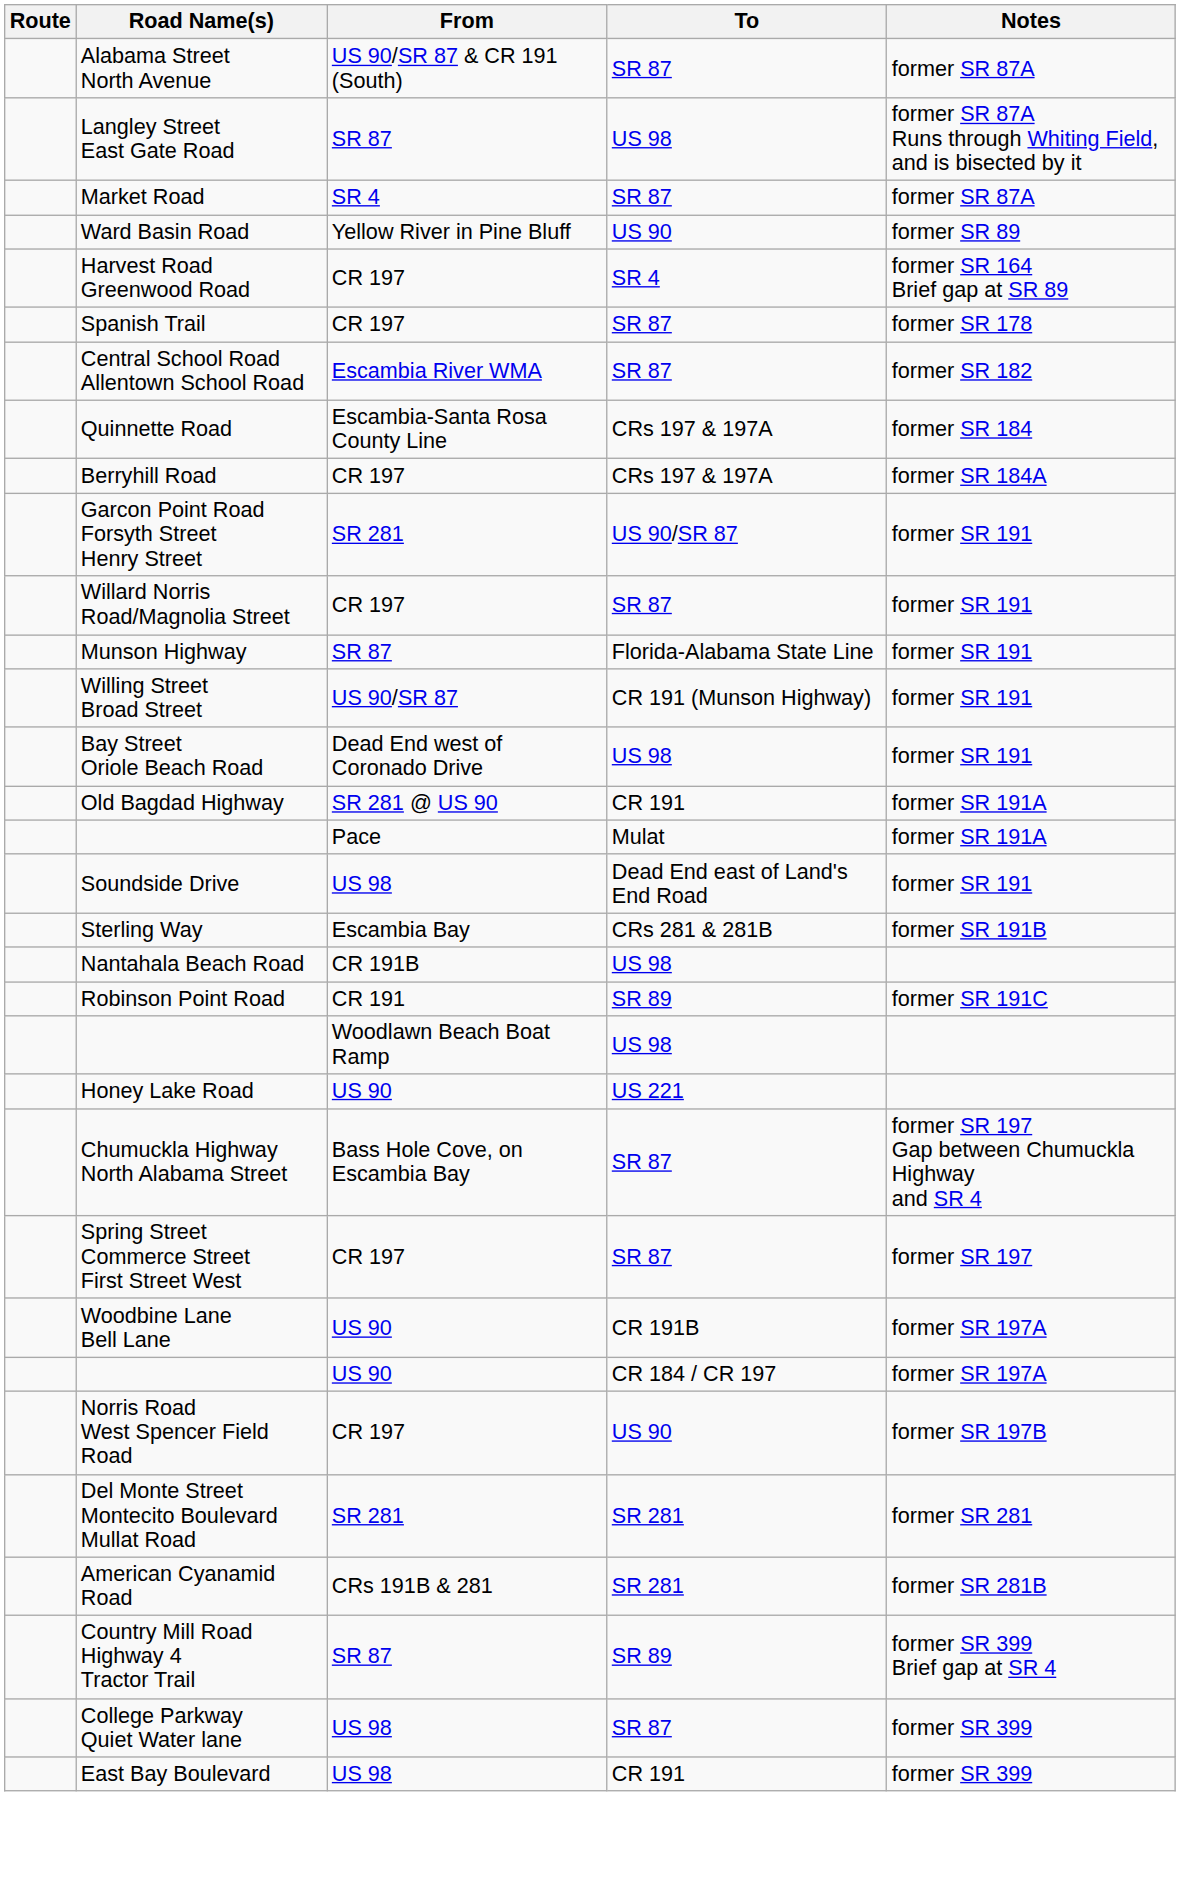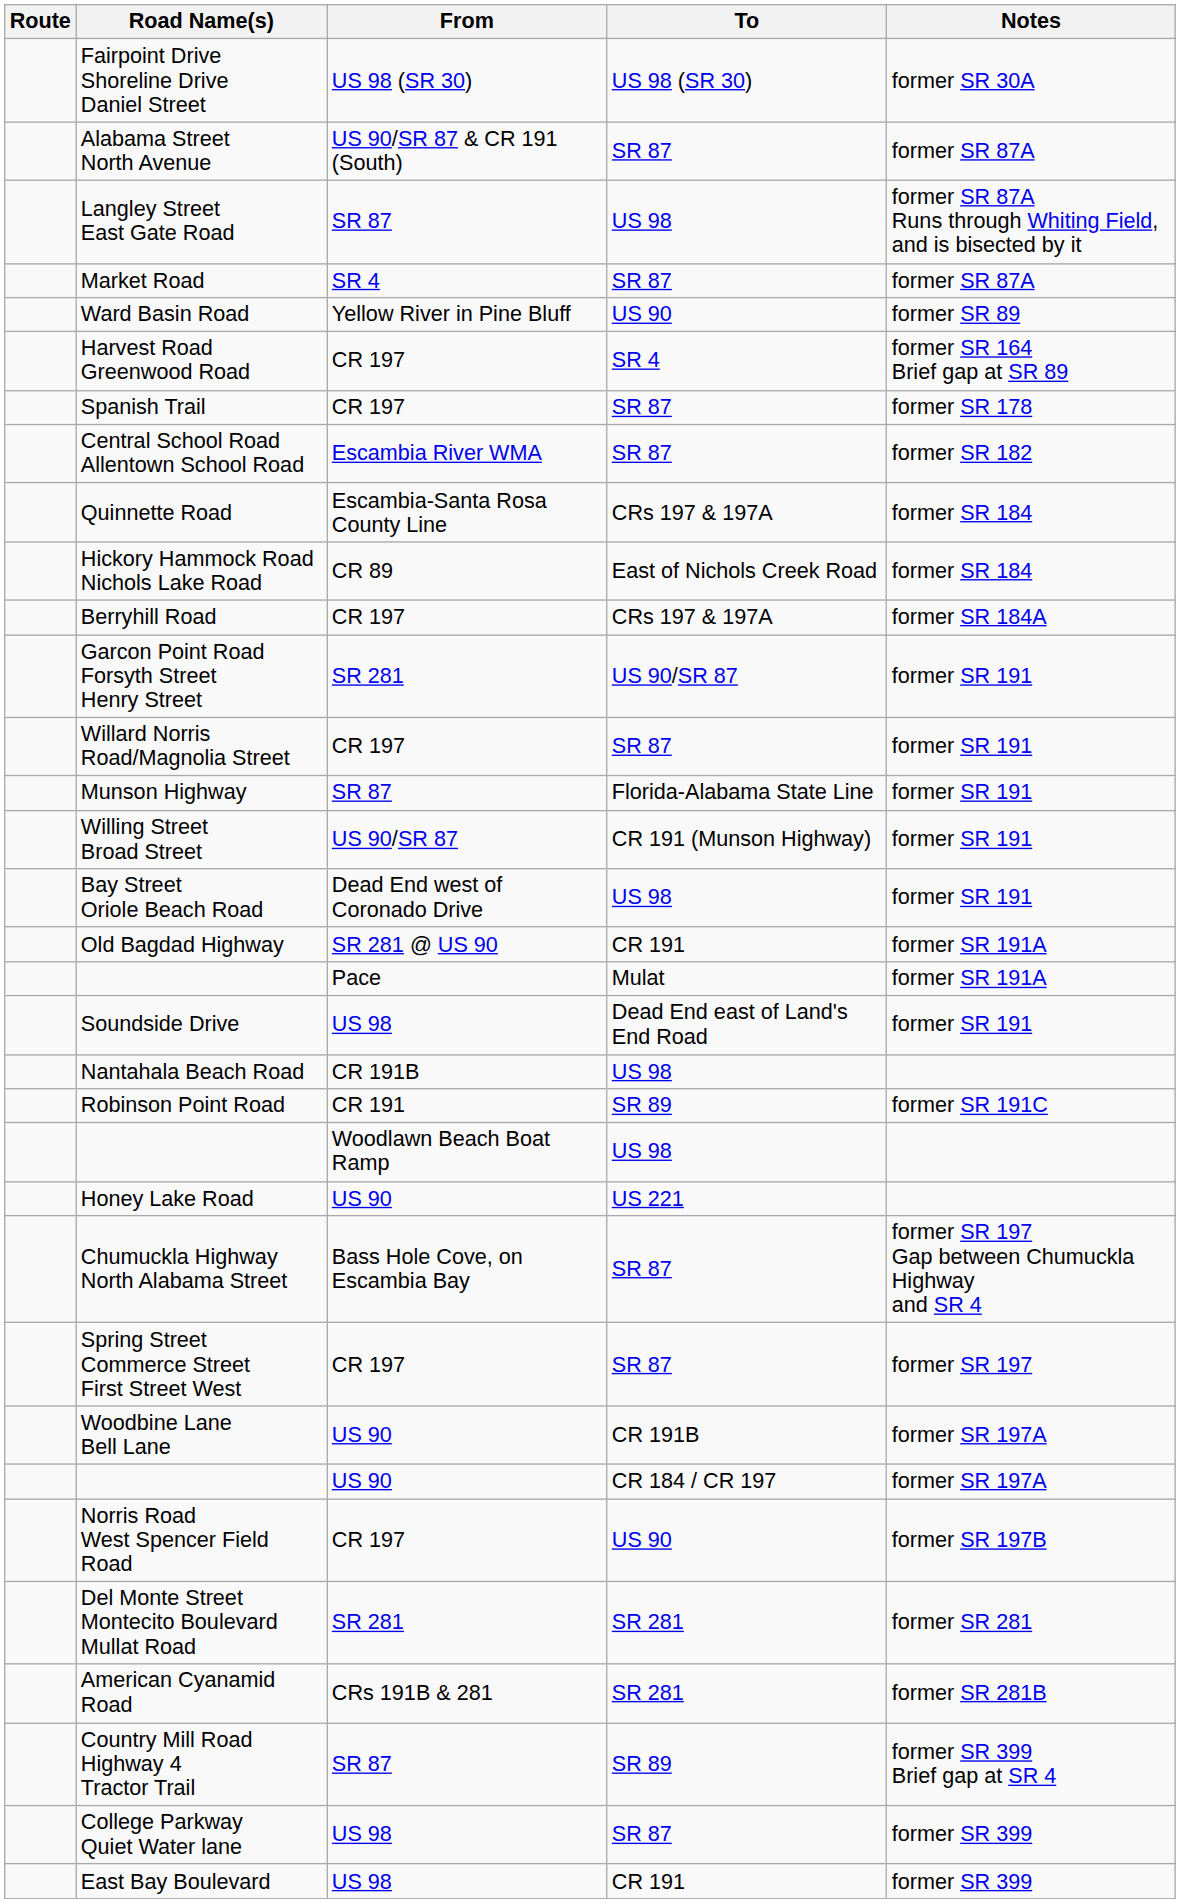+ row: (155, 80)
+ row: (197, 570)
- row: (142, 929)
